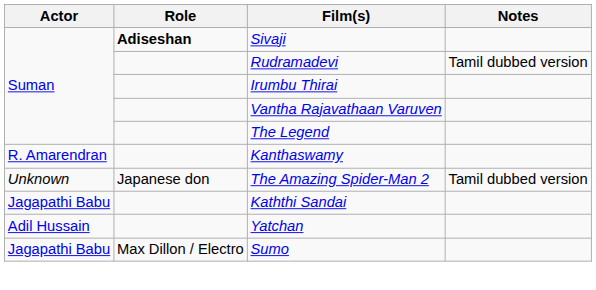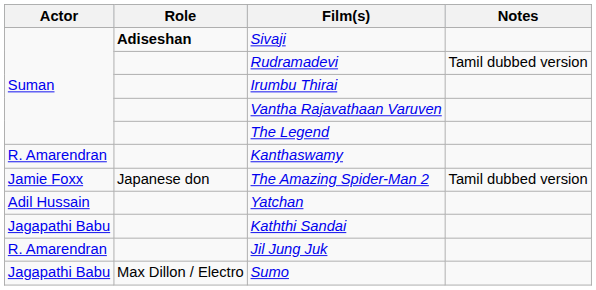(39, 179) Unknown -> (45, 179) Jamie Foxx
rows swapped: (298, 202) <-> (277, 226)
+ row: (289, 249)
